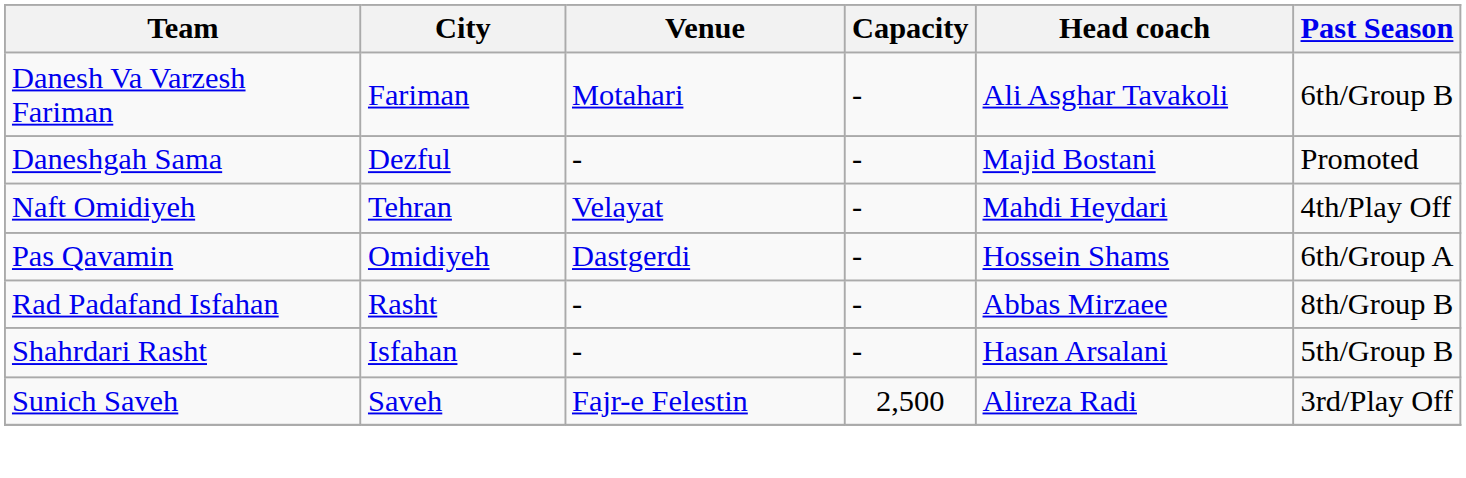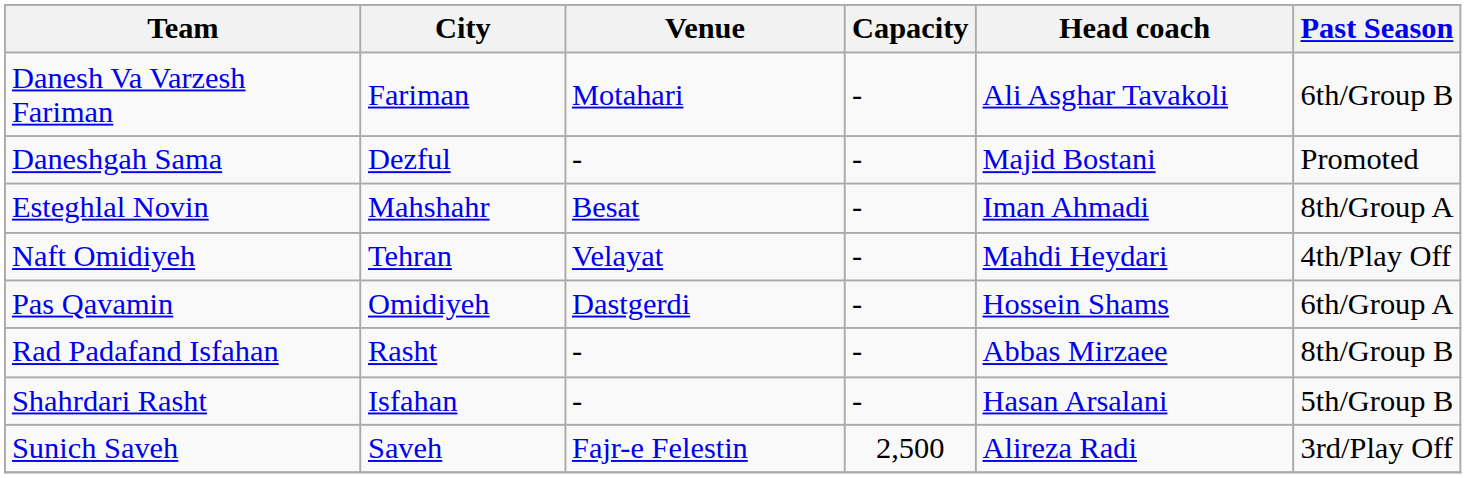+ row: (110, 207)
